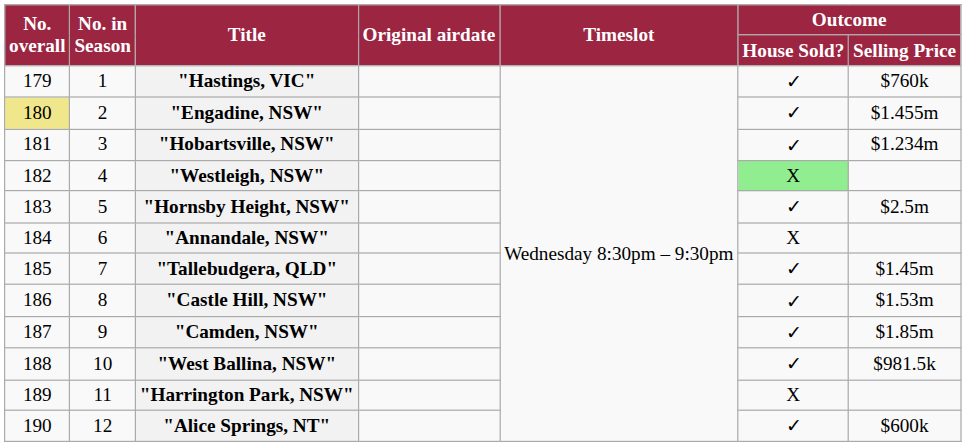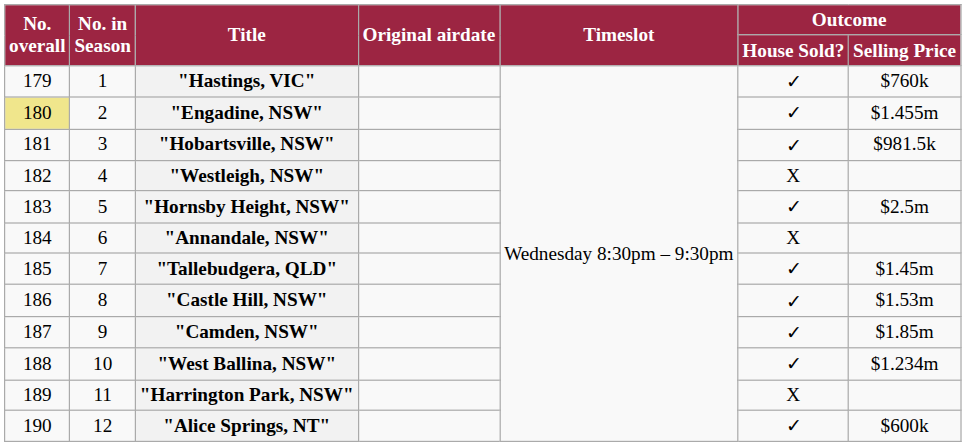(905, 144) $1.234m -> (905, 144) $981.5k
(793, 175) lightgreen background -> (793, 175) no background
(905, 363) $981.5k -> (905, 363) $1.234m
